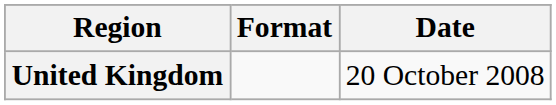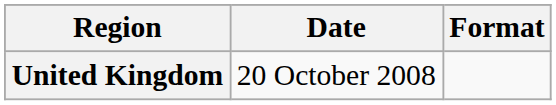columns swapped: (445, 27) <-> (284, 27)
